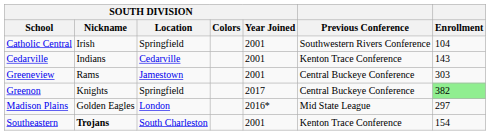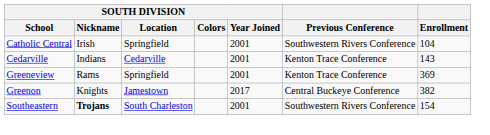(161, 75) Jamestown -> (146, 75) Springfield
(357, 75) Central Buckeye Conference -> (336, 75) Kenton Trace Conference
(442, 75) 303 -> (427, 75) 369
(161, 91) Springfield -> (146, 91) Jamestown
(442, 91) lightgreen background -> (427, 91) no background
- row: (37, 106)
(351, 122) Kenton Trace Conference -> (350, 106) Southwestern Rivers Conference
